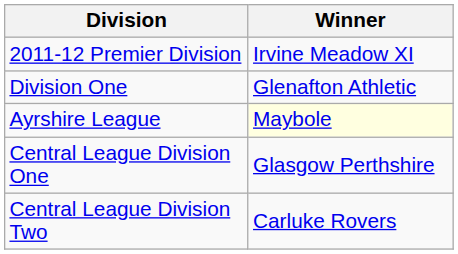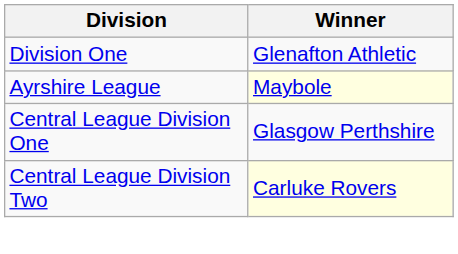- row: (125, 53)
(325, 221) no background -> (325, 188) lightyellow background
